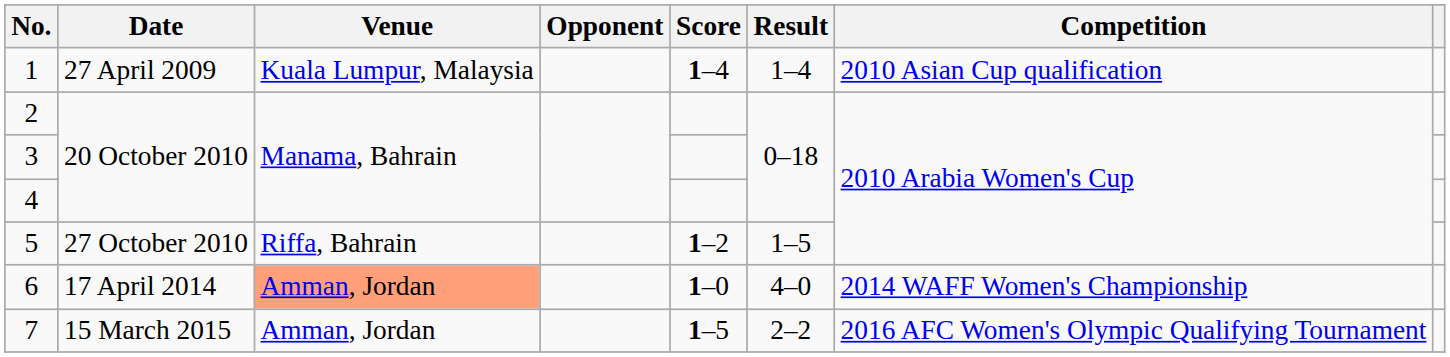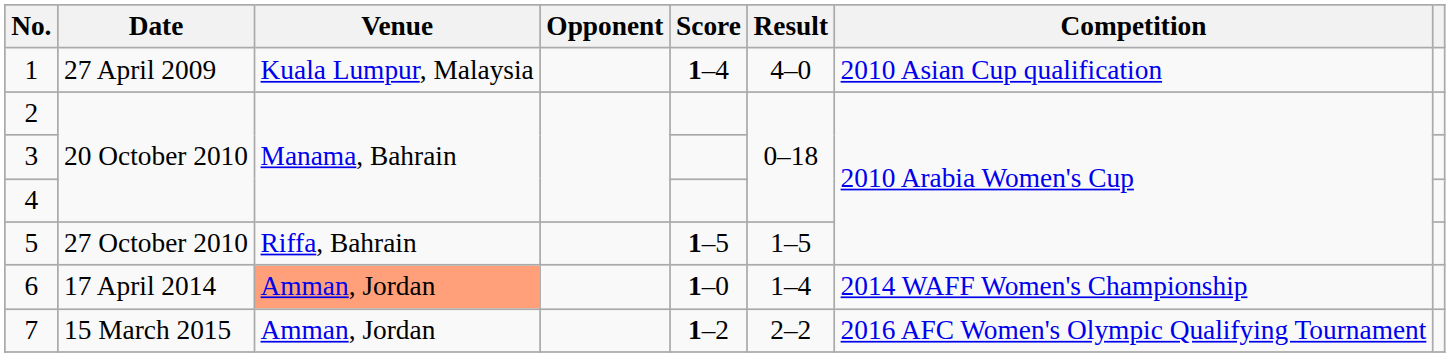(791, 69) 1–4 -> (791, 69) 4–0
(708, 243) 1–2 -> (708, 243) 1–5
(791, 286) 4–0 -> (791, 286) 1–4
(708, 329) 1–5 -> (708, 329) 1–2
